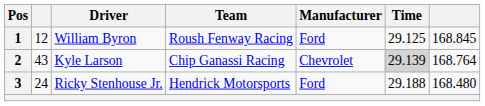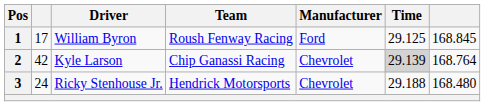(41, 38) 12 -> (41, 38) 17
(41, 61) 43 -> (41, 61) 42
(312, 83) Ford -> (326, 83) Chevrolet
